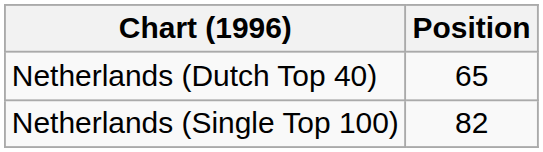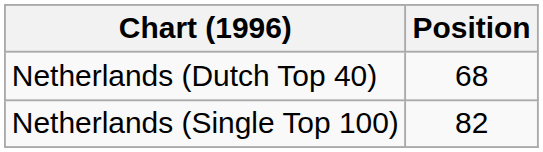(472, 75) 65 -> (472, 75) 68
